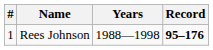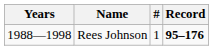columns swapped: (11, 14) <-> (128, 14)
